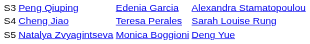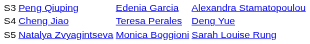(234, 21) Sarah Louise Rung -> (213, 21) Deng Yue
(213, 34) Deng Yue -> (234, 34) Sarah Louise Rung
